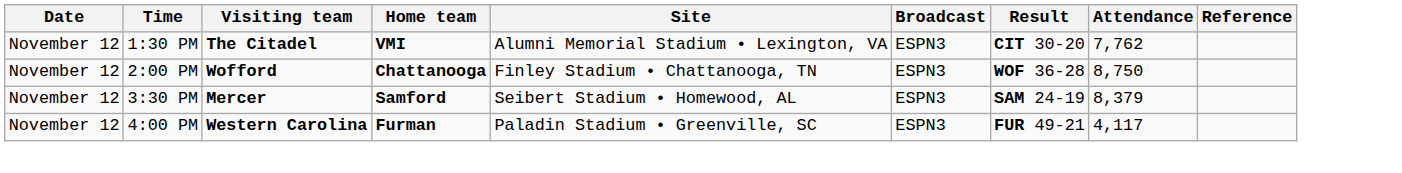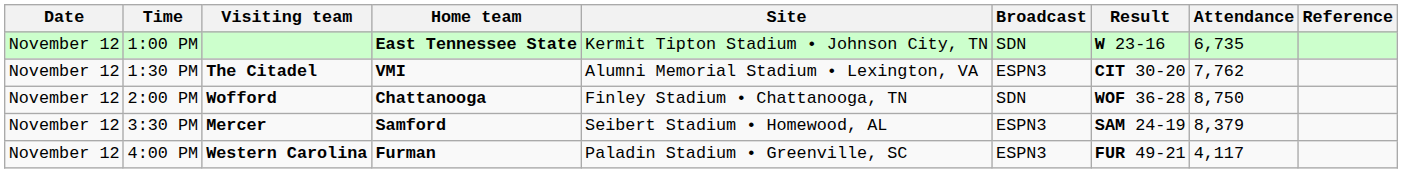+ row: (163, 46)
(921, 73) ESPN3 -> (1011, 100) SDN
